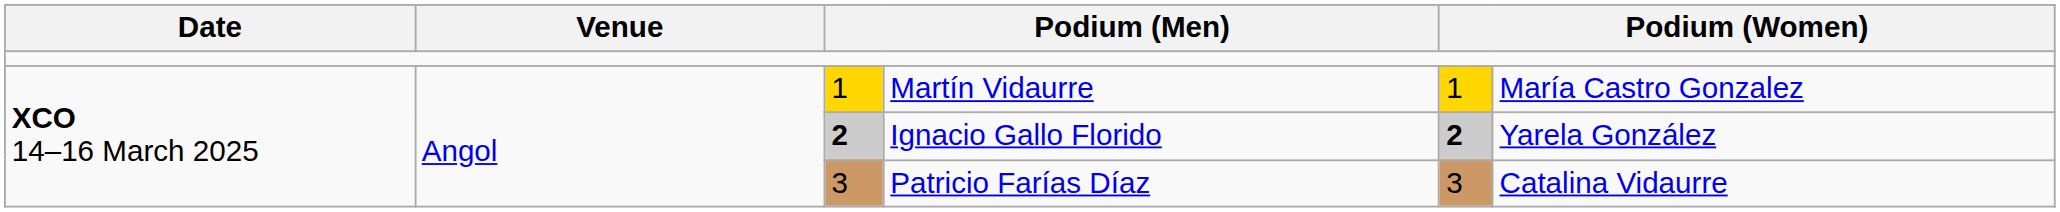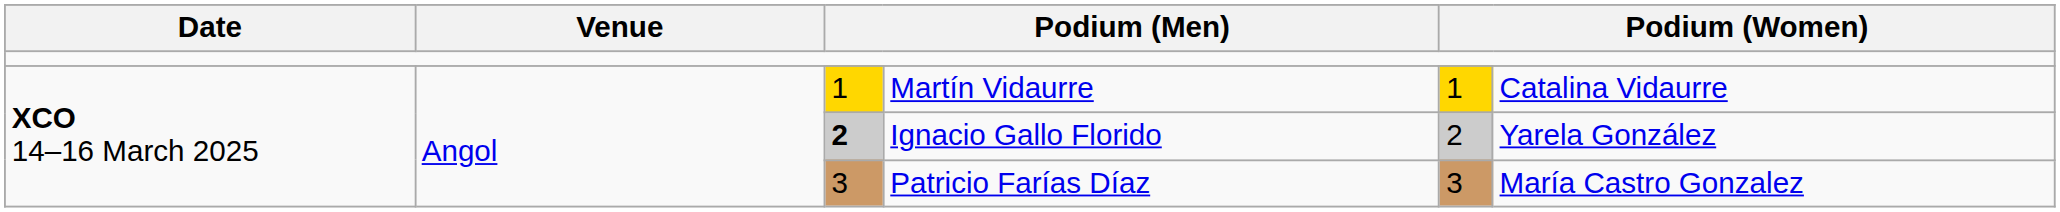(1652, 88) María Castro Gonzalez -> (1614, 88) Catalina Vidaurre
(1455, 135) bold -> (1455, 135) normal
(1614, 182) Catalina Vidaurre -> (1652, 182) María Castro Gonzalez
